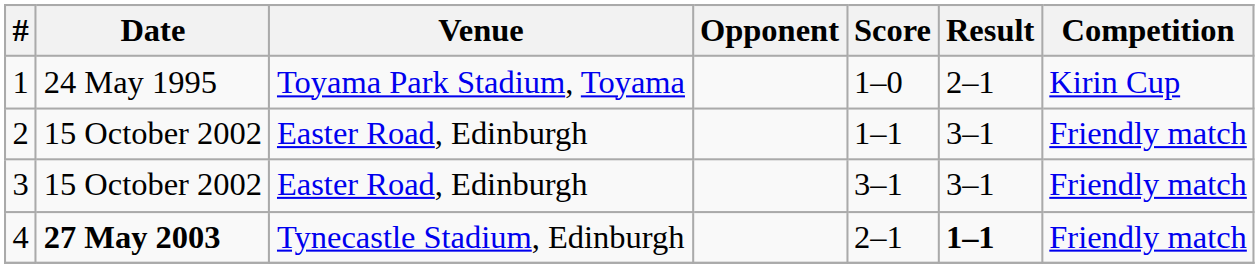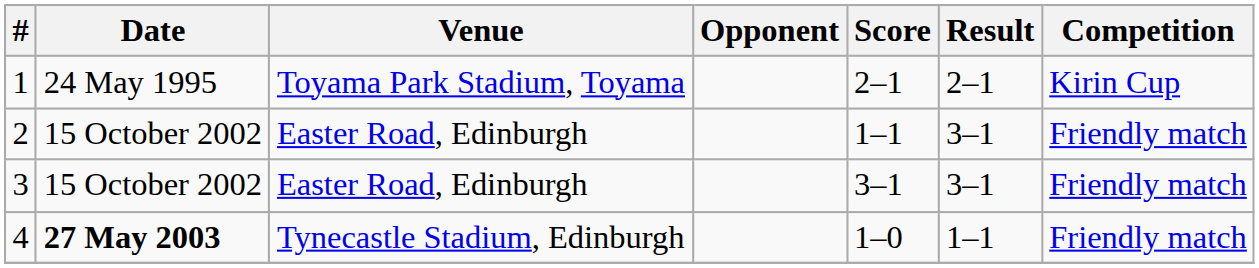(878, 81) 1–0 -> (878, 81) 2–1
(878, 236) 2–1 -> (878, 236) 1–0
(970, 236) bold -> (970, 236) normal
